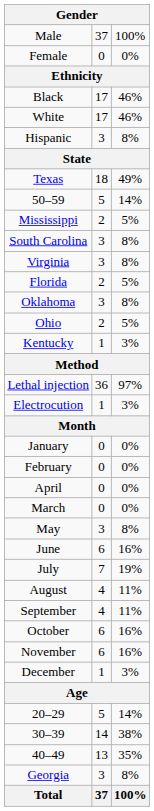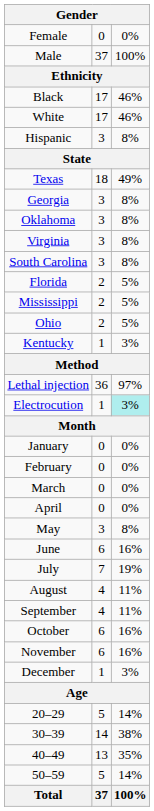rows swapped: (48, 35) <-> (48, 55)
rows swapped: (48, 775) <-> (48, 199)
rows swapped: (48, 302) <-> (48, 220)
rows swapped: (48, 240) <-> (48, 261)
(130, 405) no background -> (130, 405) paleturquoise background
rows swapped: (48, 508) <-> (48, 487)
